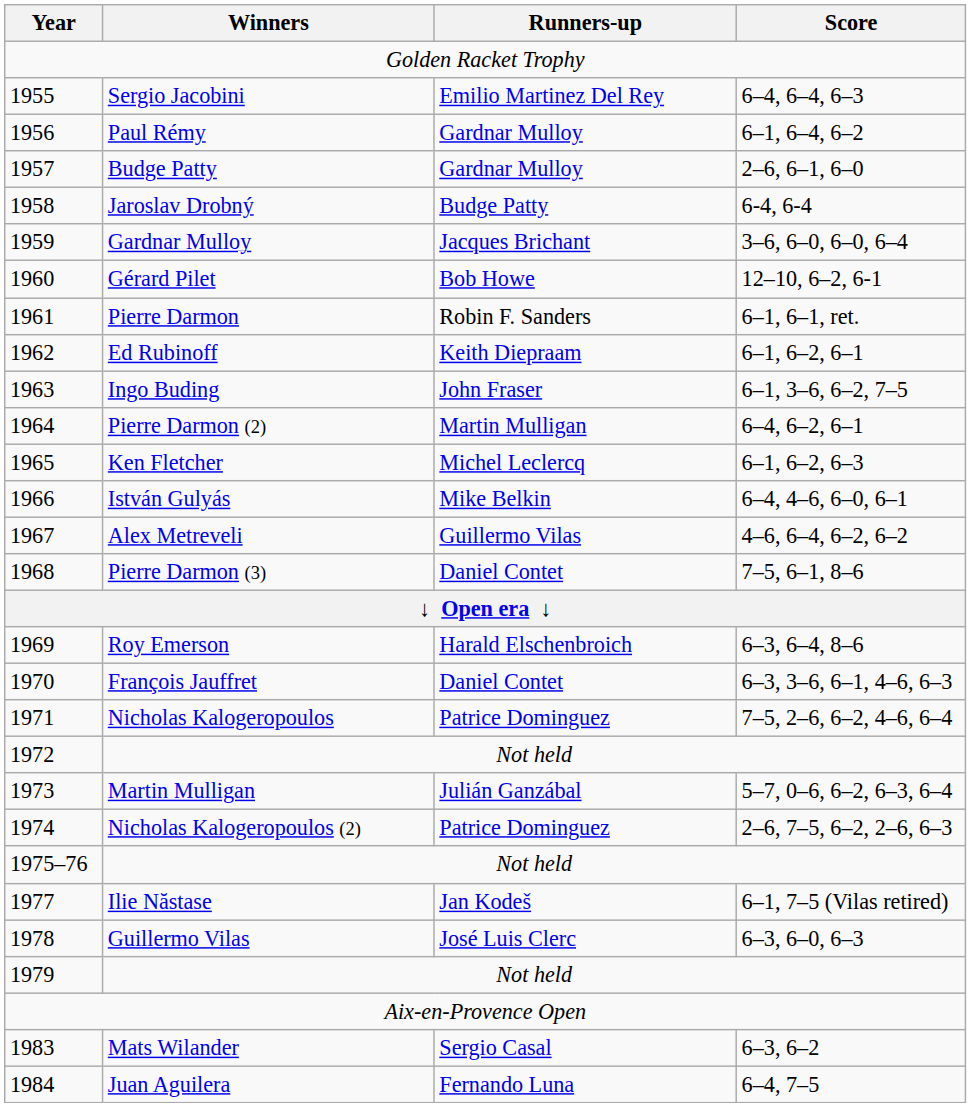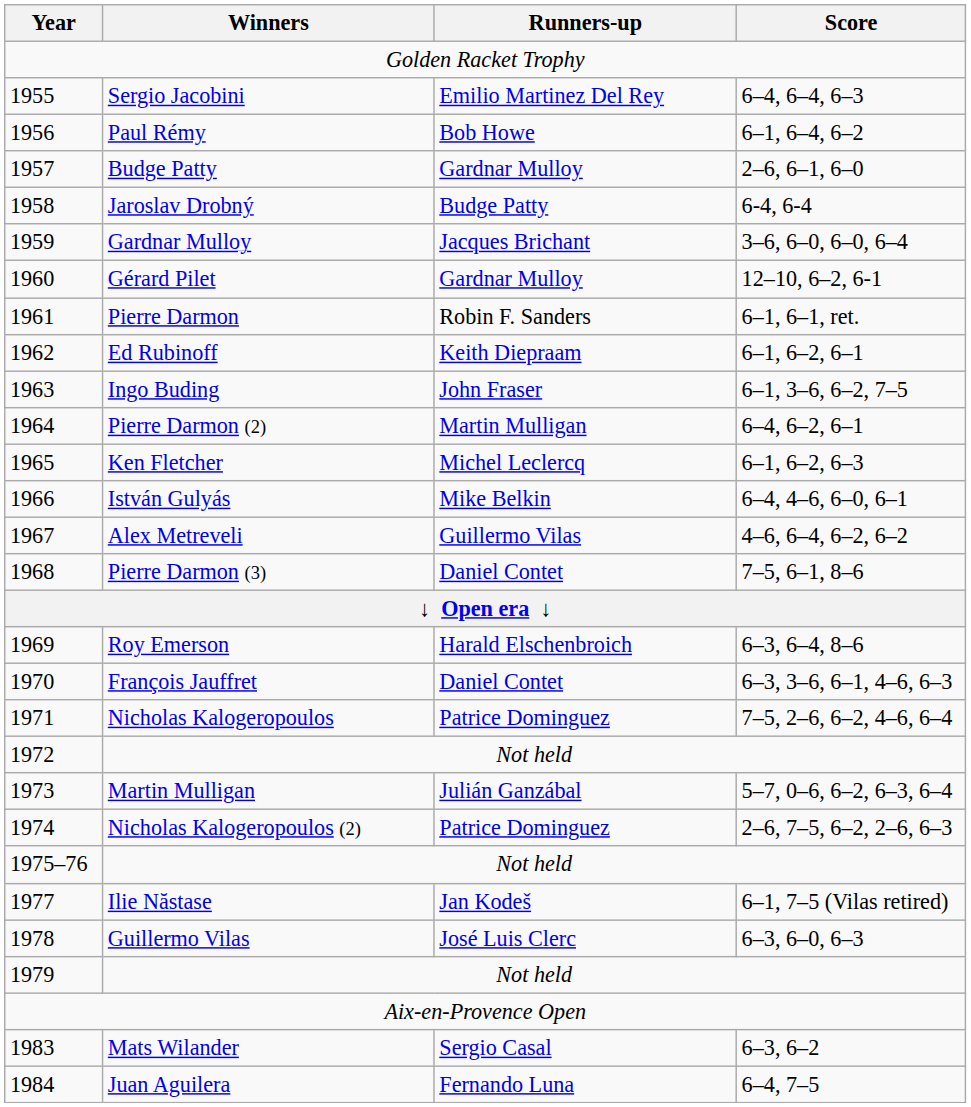(511, 132) Gardnar Mulloy -> (487, 132) Bob Howe
(487, 279) Bob Howe -> (511, 279) Gardnar Mulloy
